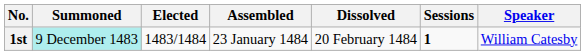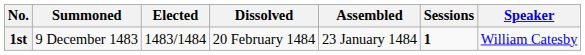columns swapped: (260, 15) <-> (366, 15)
(87, 38) paleturquoise background -> (87, 38) no background
